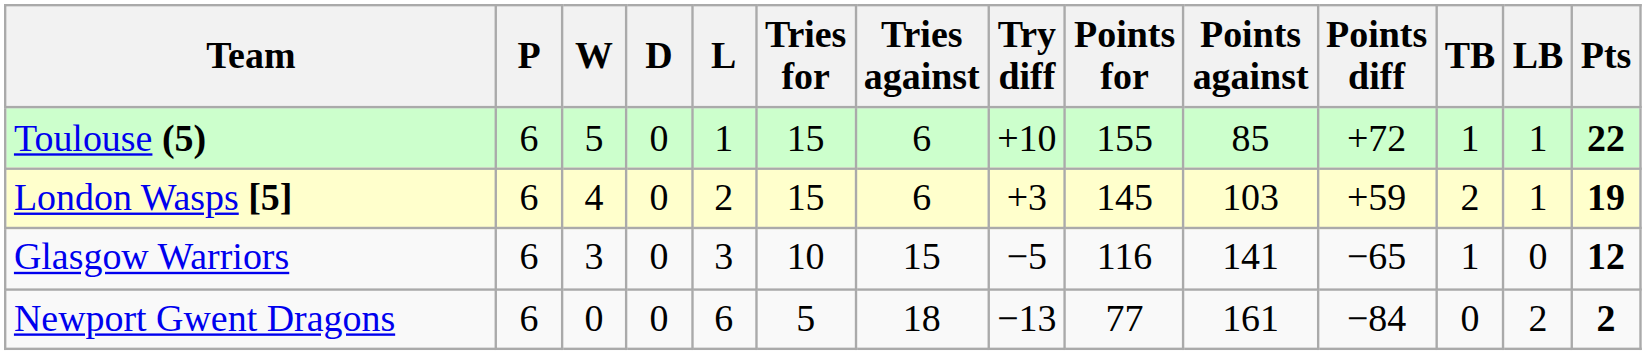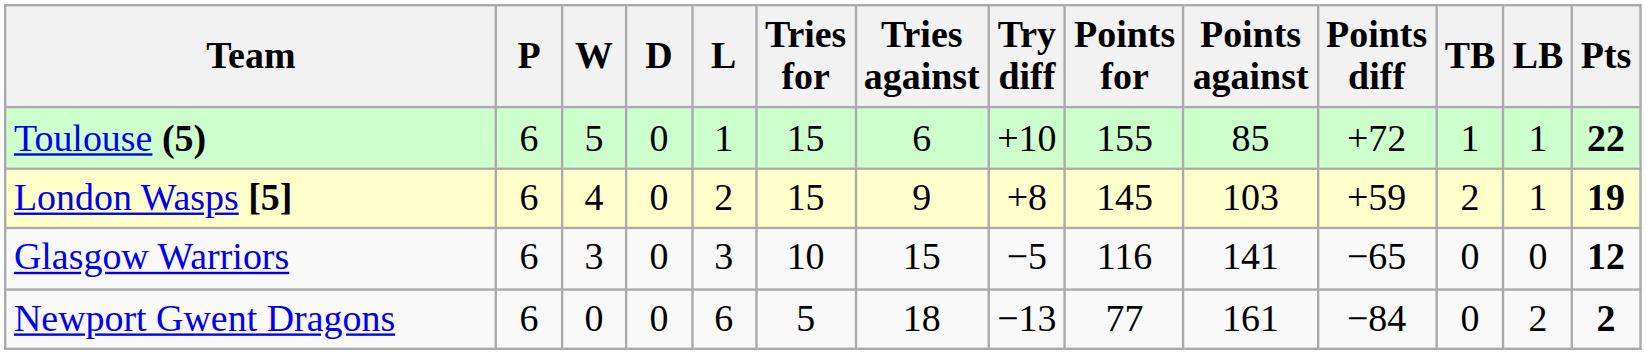(922, 197) 6 -> (922, 197) 9
(1027, 197) +3 -> (1027, 197) +8
(1470, 257) 1 -> (1470, 257) 0
